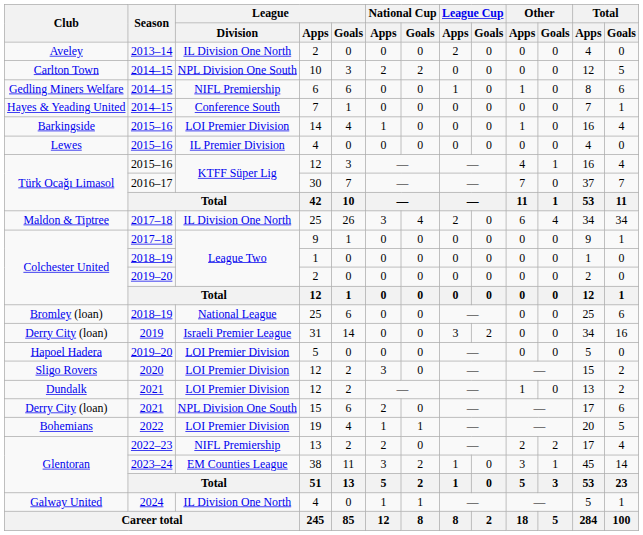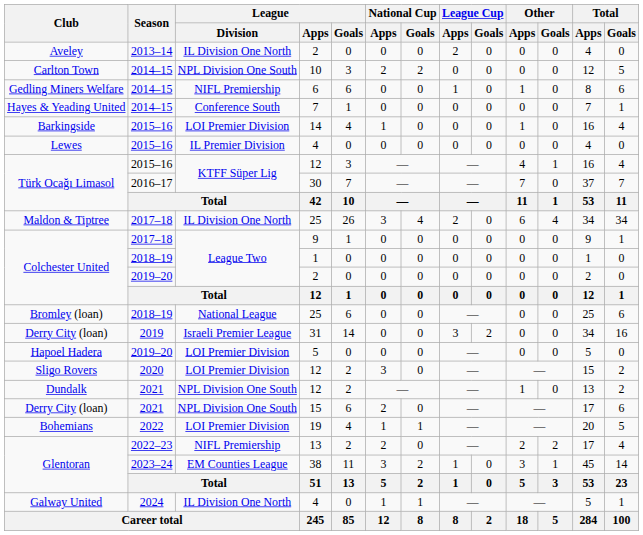(237, 389) LOI Premier Division -> (237, 389) NPL Division One South
